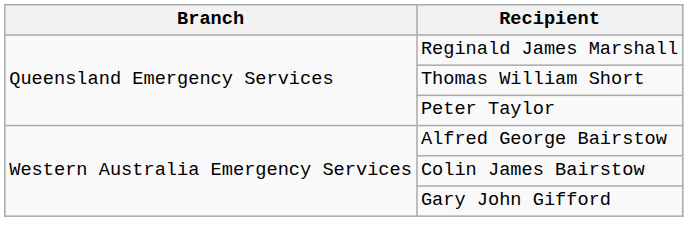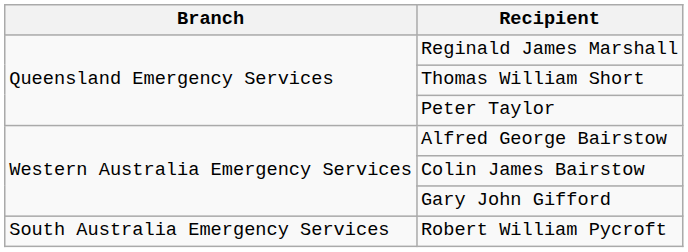+ row: (544, 231)
